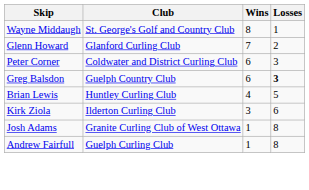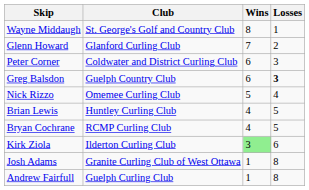+ row: (30, 95)
+ row: (41, 128)
(248, 111) no background -> (248, 144) lightgreen background
